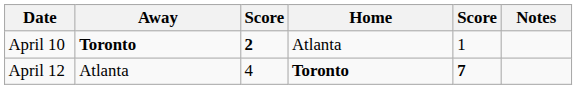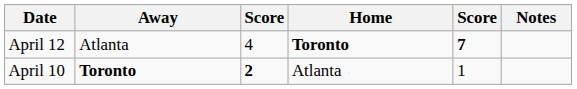rows swapped: (37, 44) <-> (37, 71)
